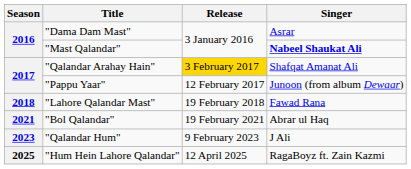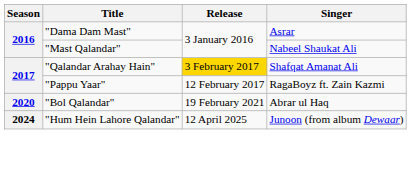(316, 48) bold -> (313, 48) normal
(337, 84) Junoon (from album Dewaar) -> (327, 84) RagaBoyz ft. Zain Kazmi
- row: (100, 102)
(23, 119) 2021 -> (23, 102) 2020
- row: (83, 137)
(23, 155) 2025 -> (23, 119) 2024
(327, 155) RagaBoyz ft. Zain Kazmi -> (337, 119) Junoon (from album Dewaar)
